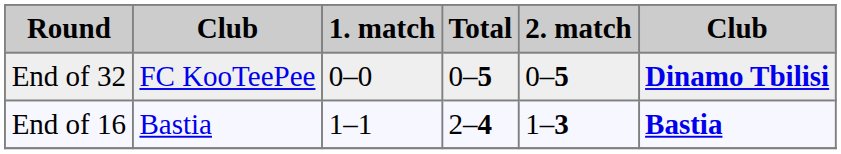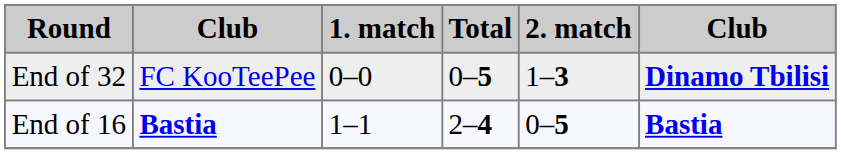(547, 76) 0–5 -> (547, 76) 1–3
(176, 123) normal -> (178, 123) bold
(547, 123) 1–3 -> (547, 123) 0–5
